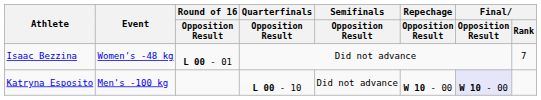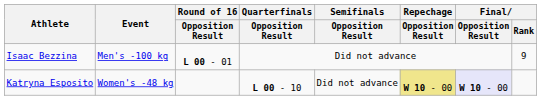(136, 56) Women's -48 kg -> (133, 56) Men's -100 kg
(524, 56) 7 -> (524, 56) 9
(133, 82) Men's -100 kg -> (136, 82) Women's -48 kg
(428, 88) no background -> (428, 88) khaki background
